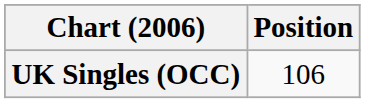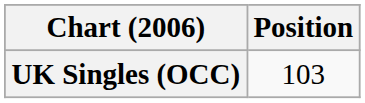(303, 73) 106 -> (303, 73) 103
